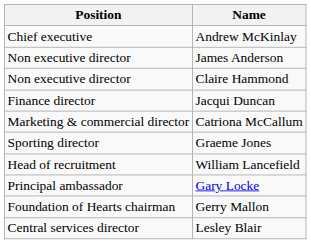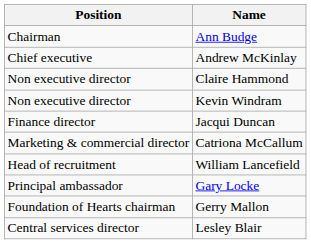+ row: (226, 36)
- row: (239, 57)
+ row: (239, 100)
- row: (233, 143)
